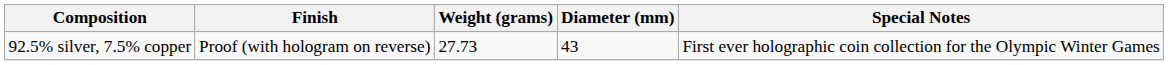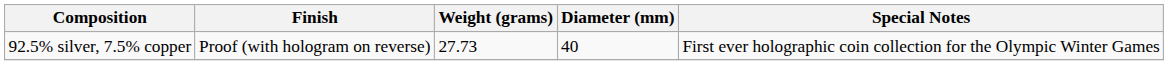(570, 45) 43 -> (570, 45) 40
